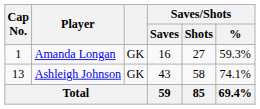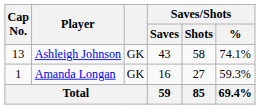rows swapped: (75, 54) <-> (78, 73)
